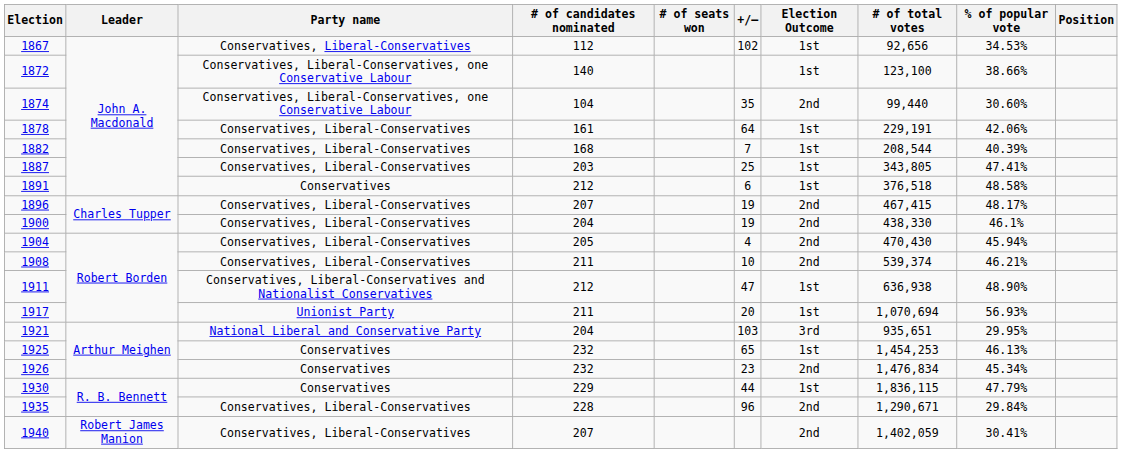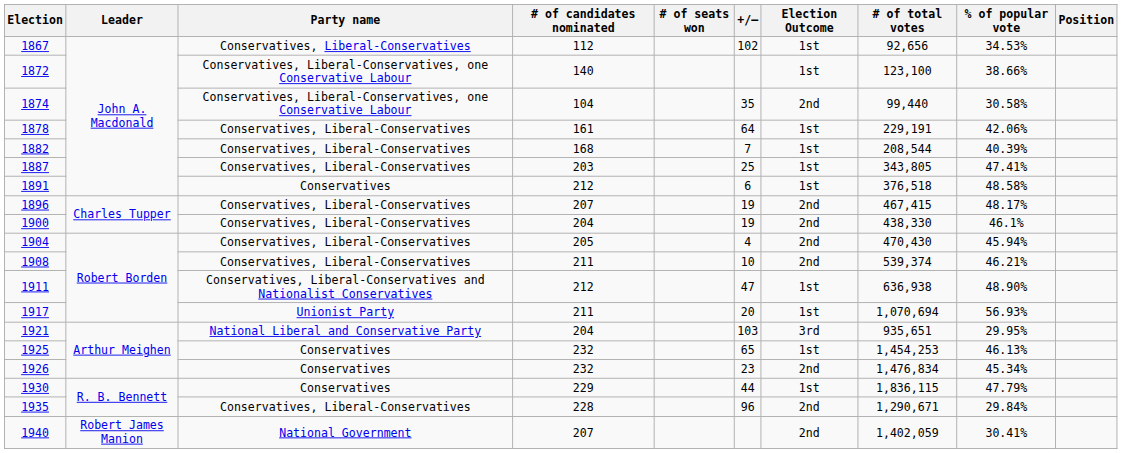(1006, 104) 30.60% -> (1006, 104) 30.58%
(345, 432) Conservatives, Liberal-Conservatives -> (345, 432) National Government
